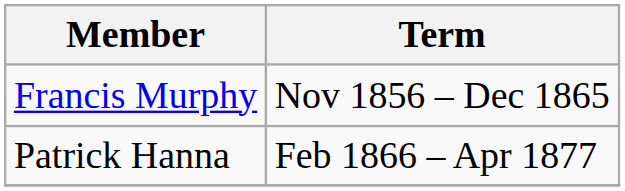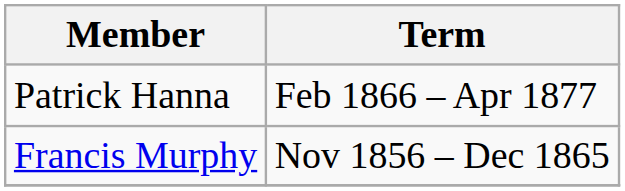rows swapped: (136, 94) <-> (122, 154)
